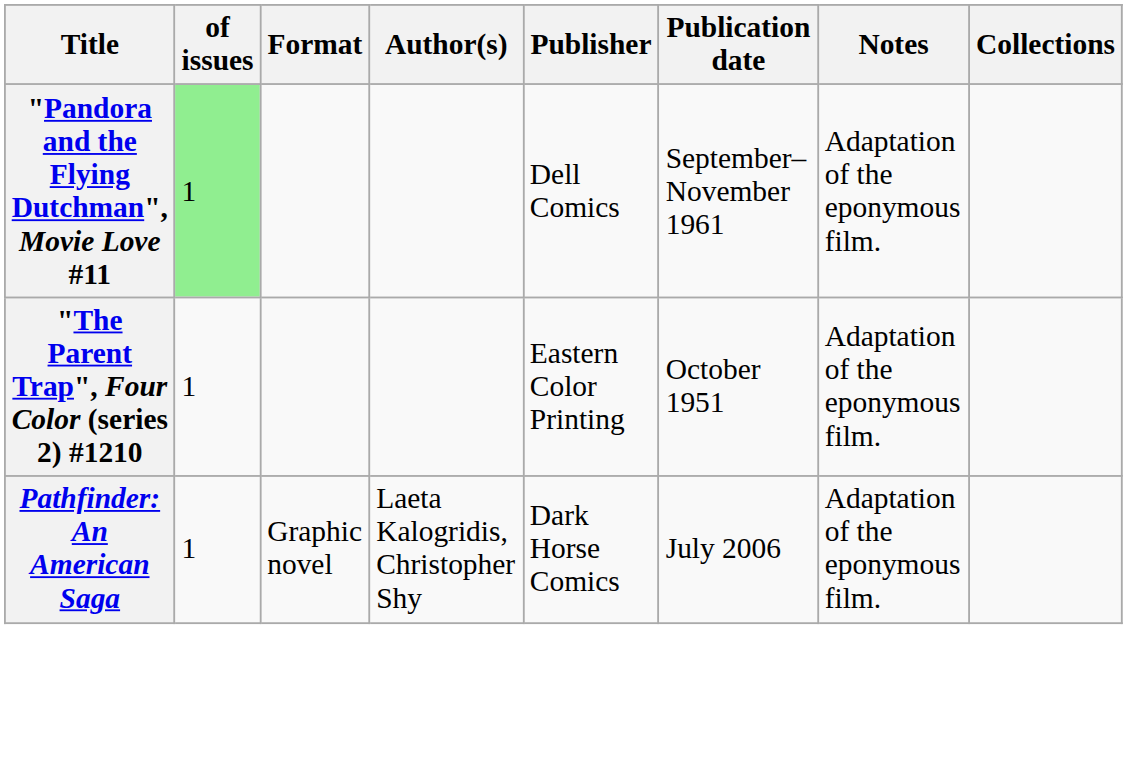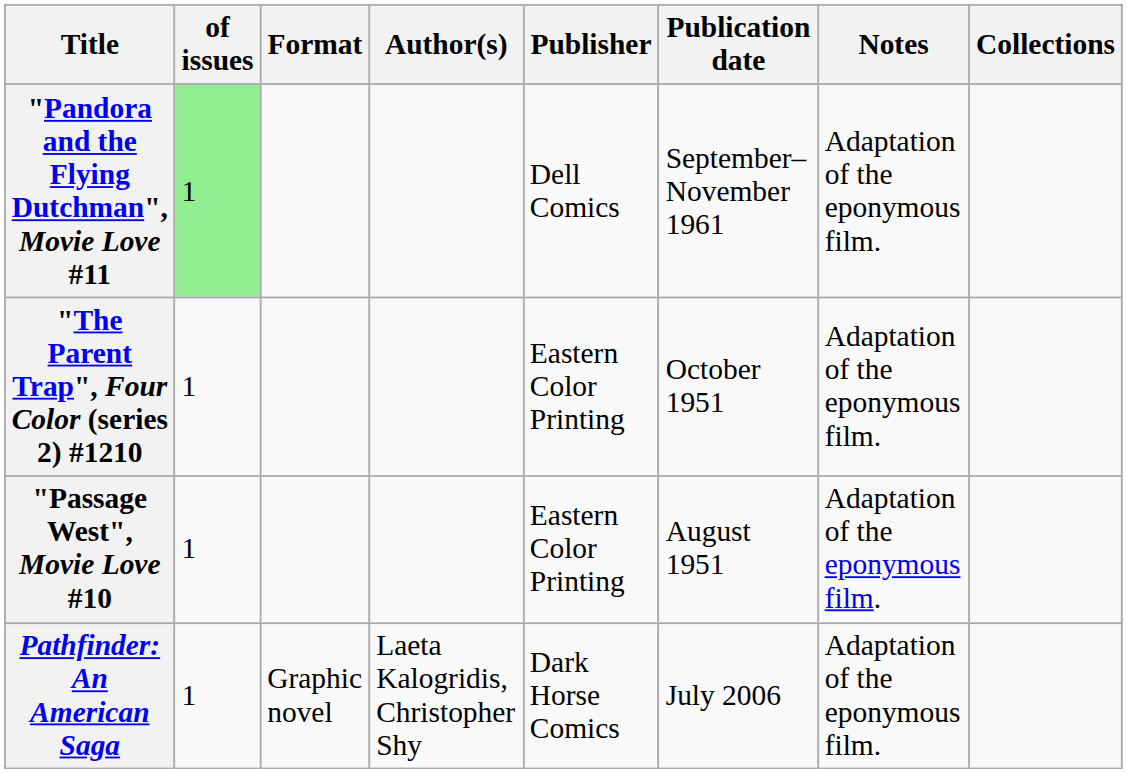+ row: (90, 548)
